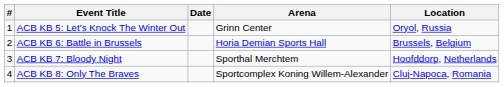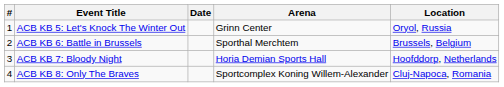(271, 43) Horia Demian Sports Hall -> (257, 43) Sporthal Merchtem
(257, 59) Sporthal Merchtem -> (271, 59) Horia Demian Sports Hall
